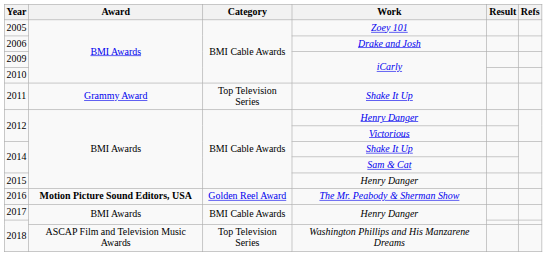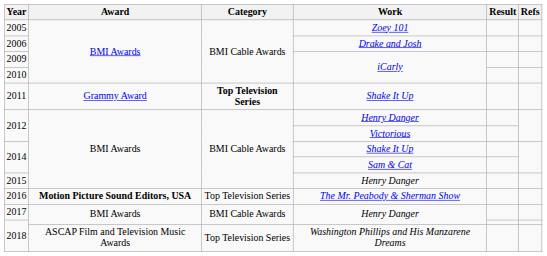(247, 96) normal -> (247, 96) bold
(247, 196) Golden Reel Award -> (247, 196) Top Television Series
